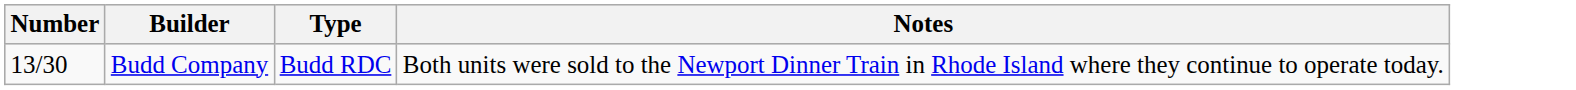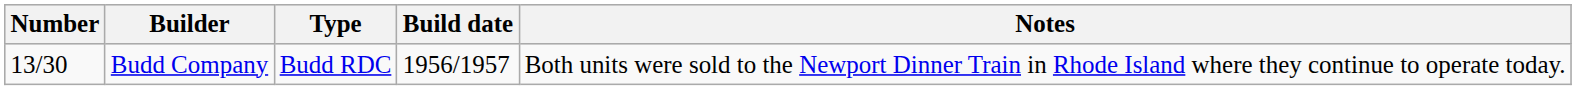+ column: (458, 24)
